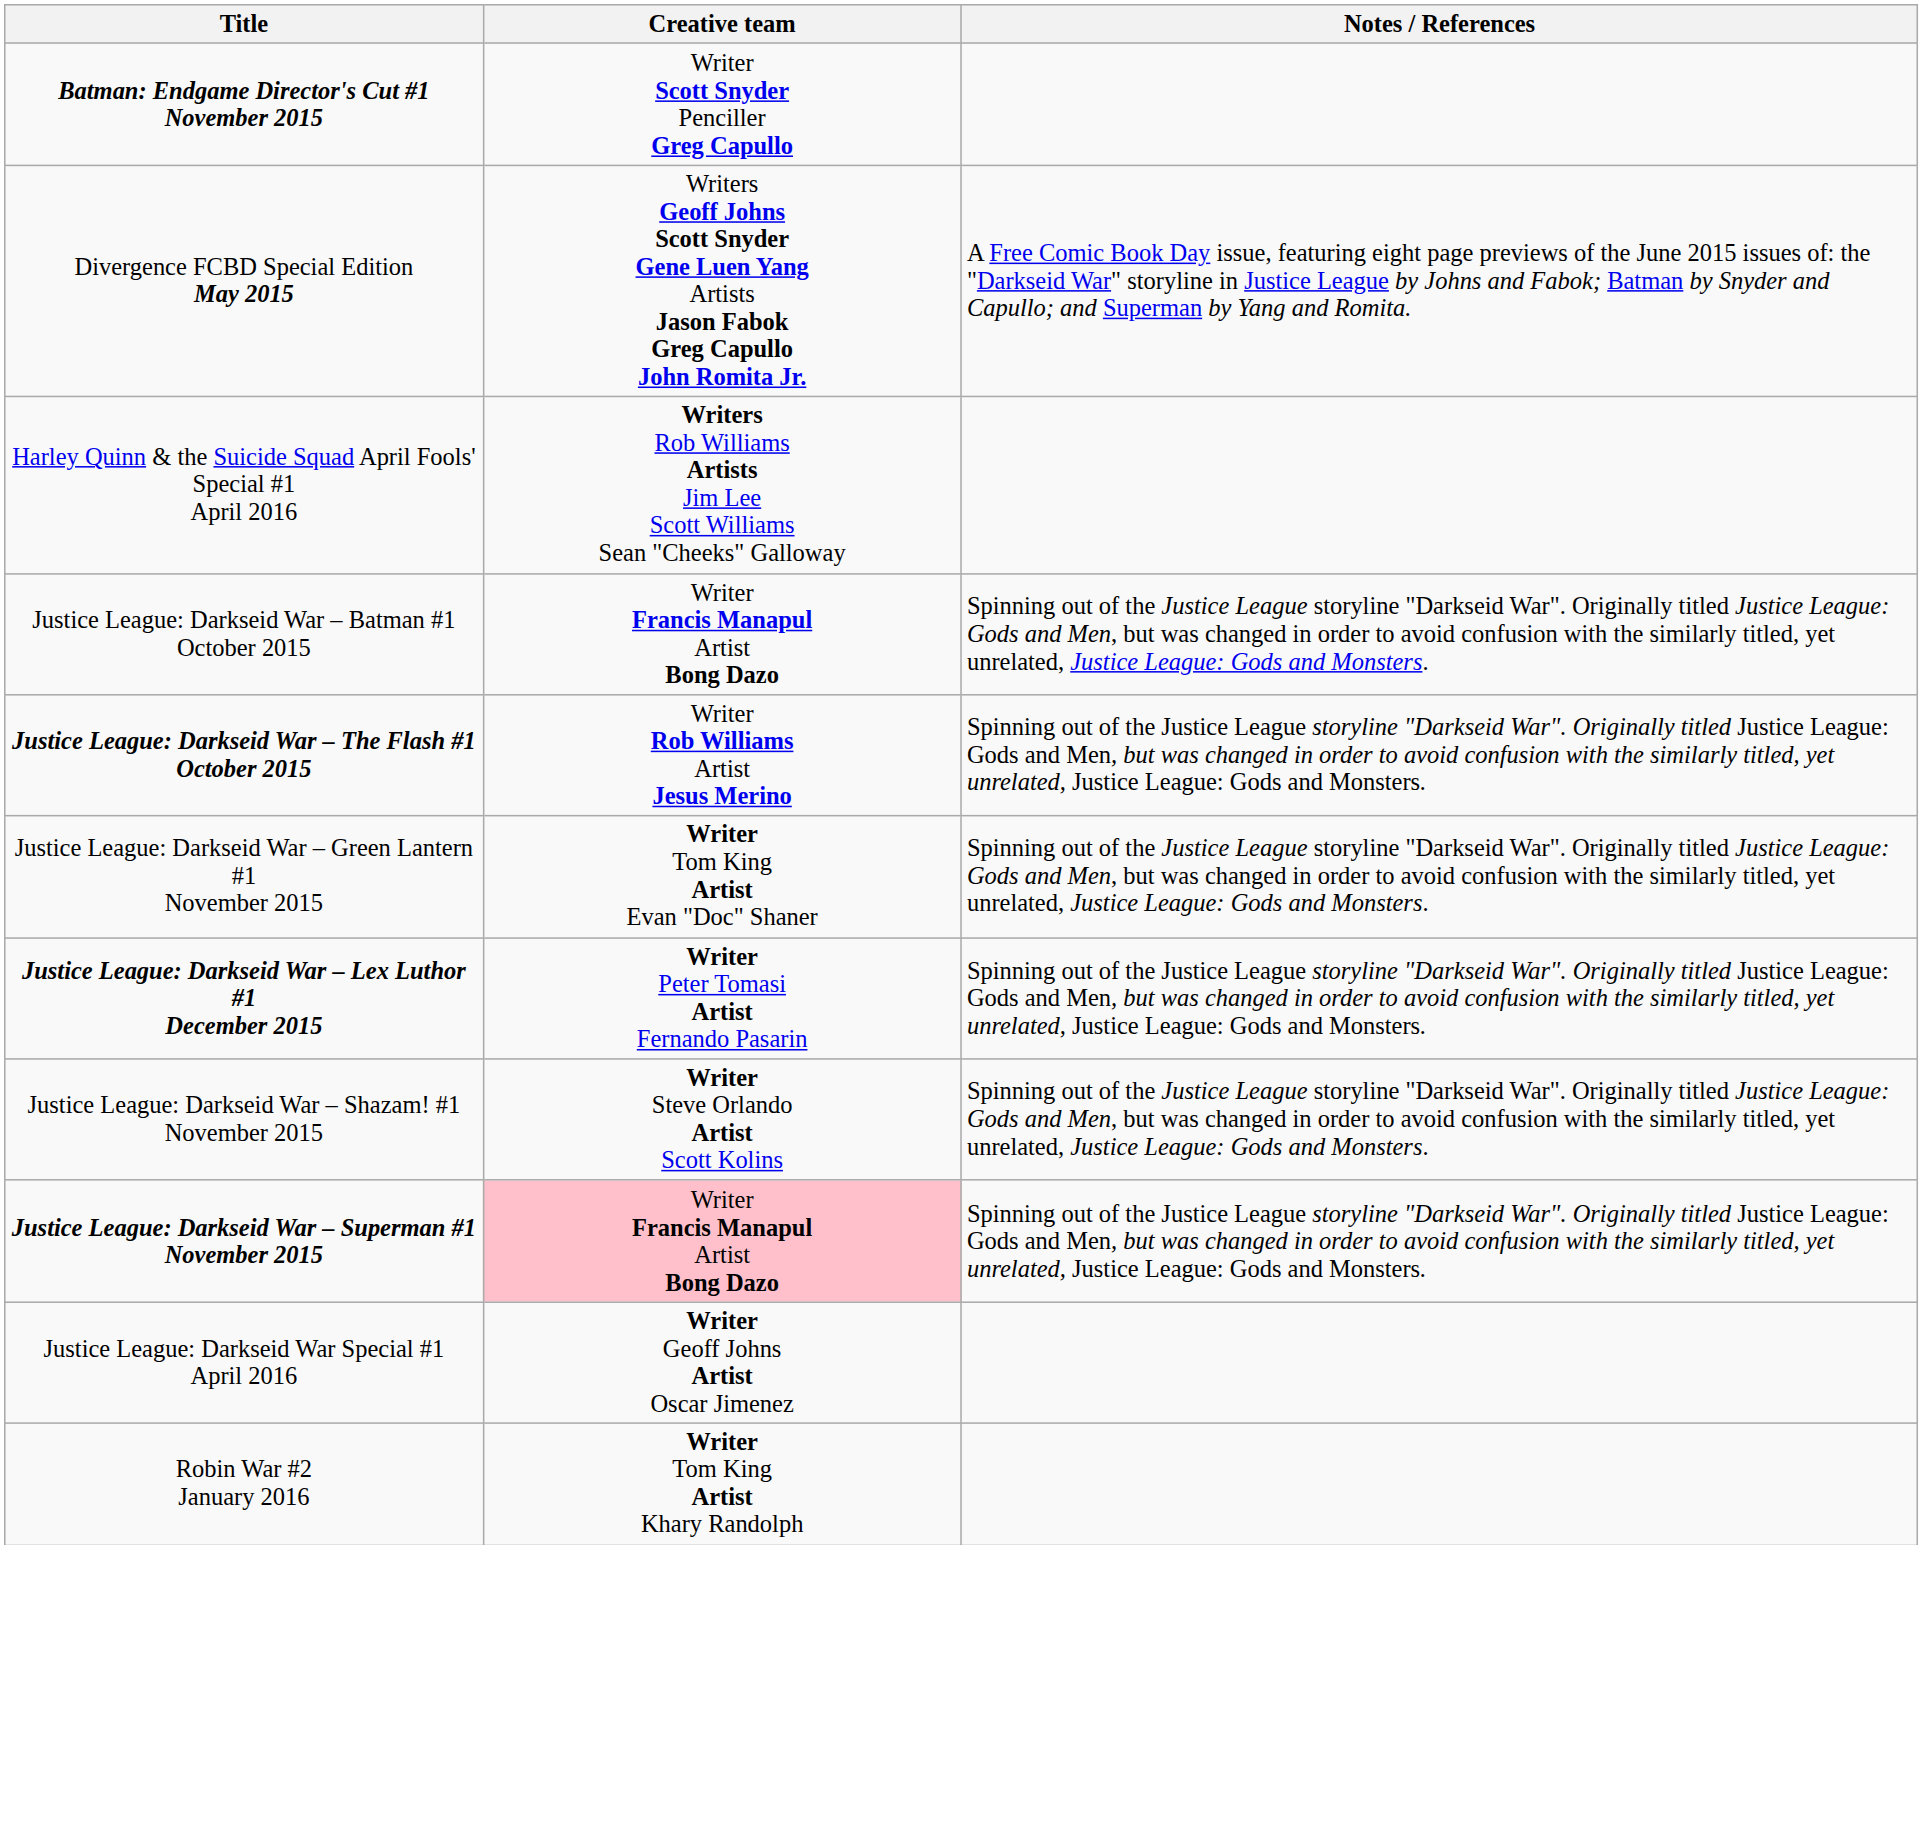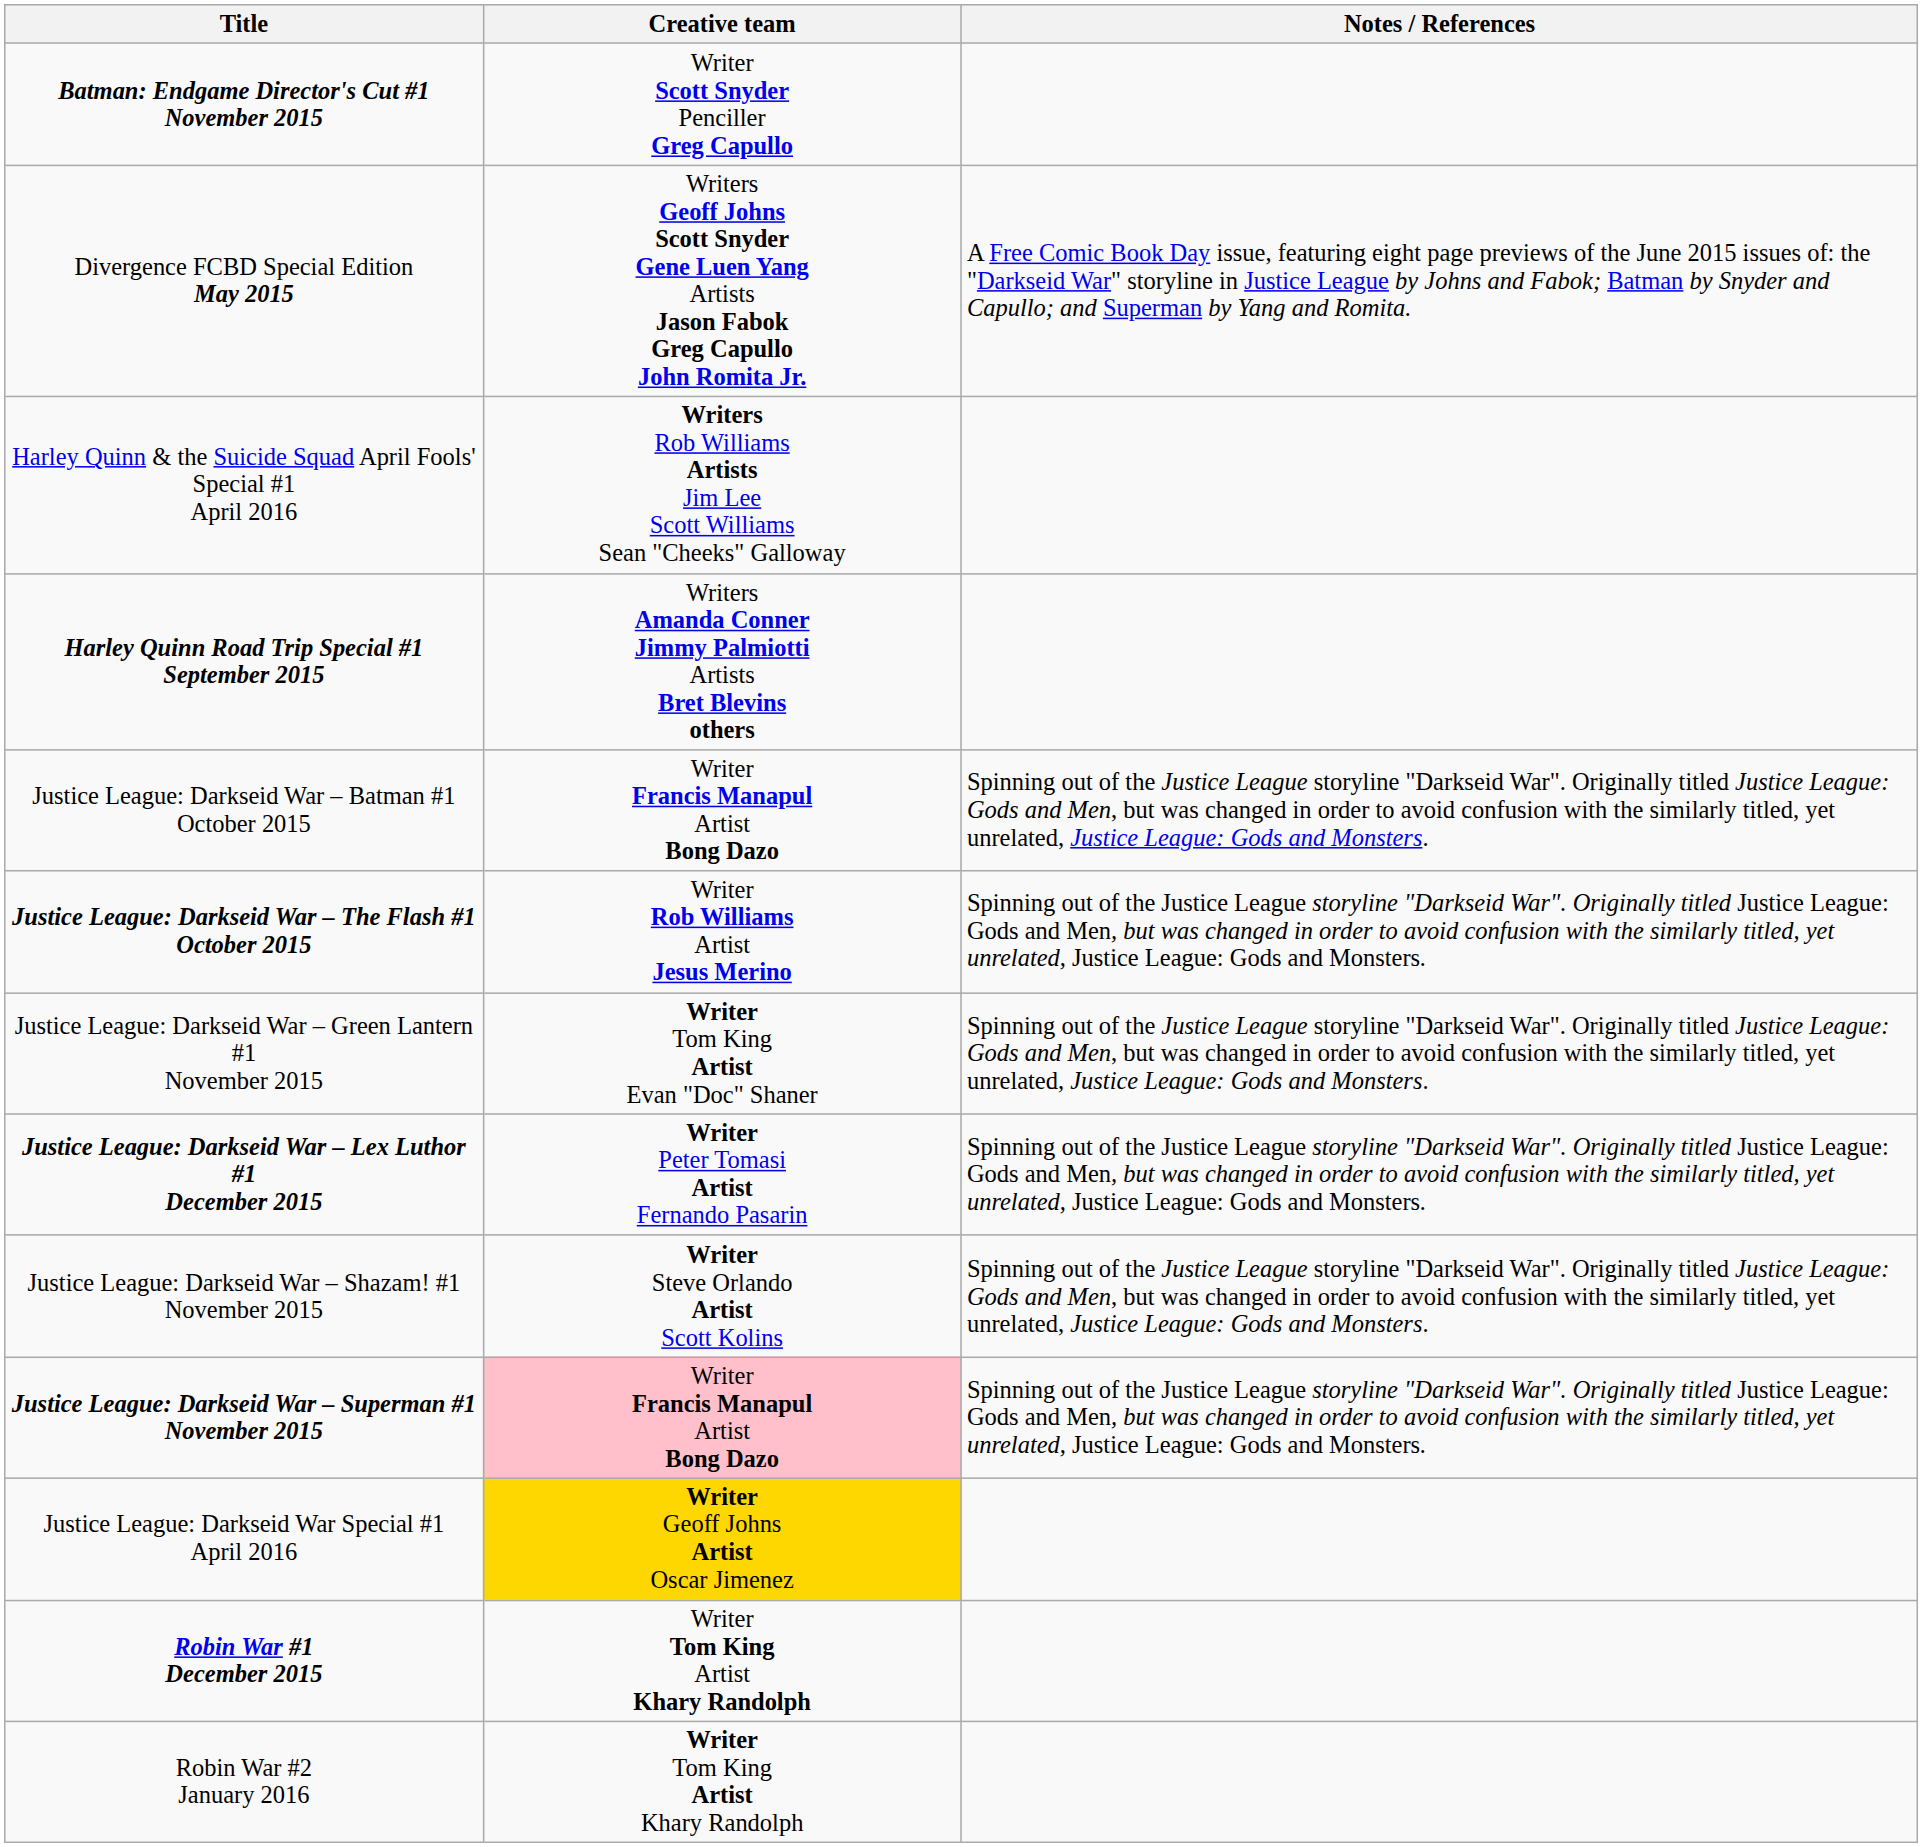+ row: (244, 661)
(722, 1362) no background -> (722, 1538) gold background
+ row: (244, 1660)
